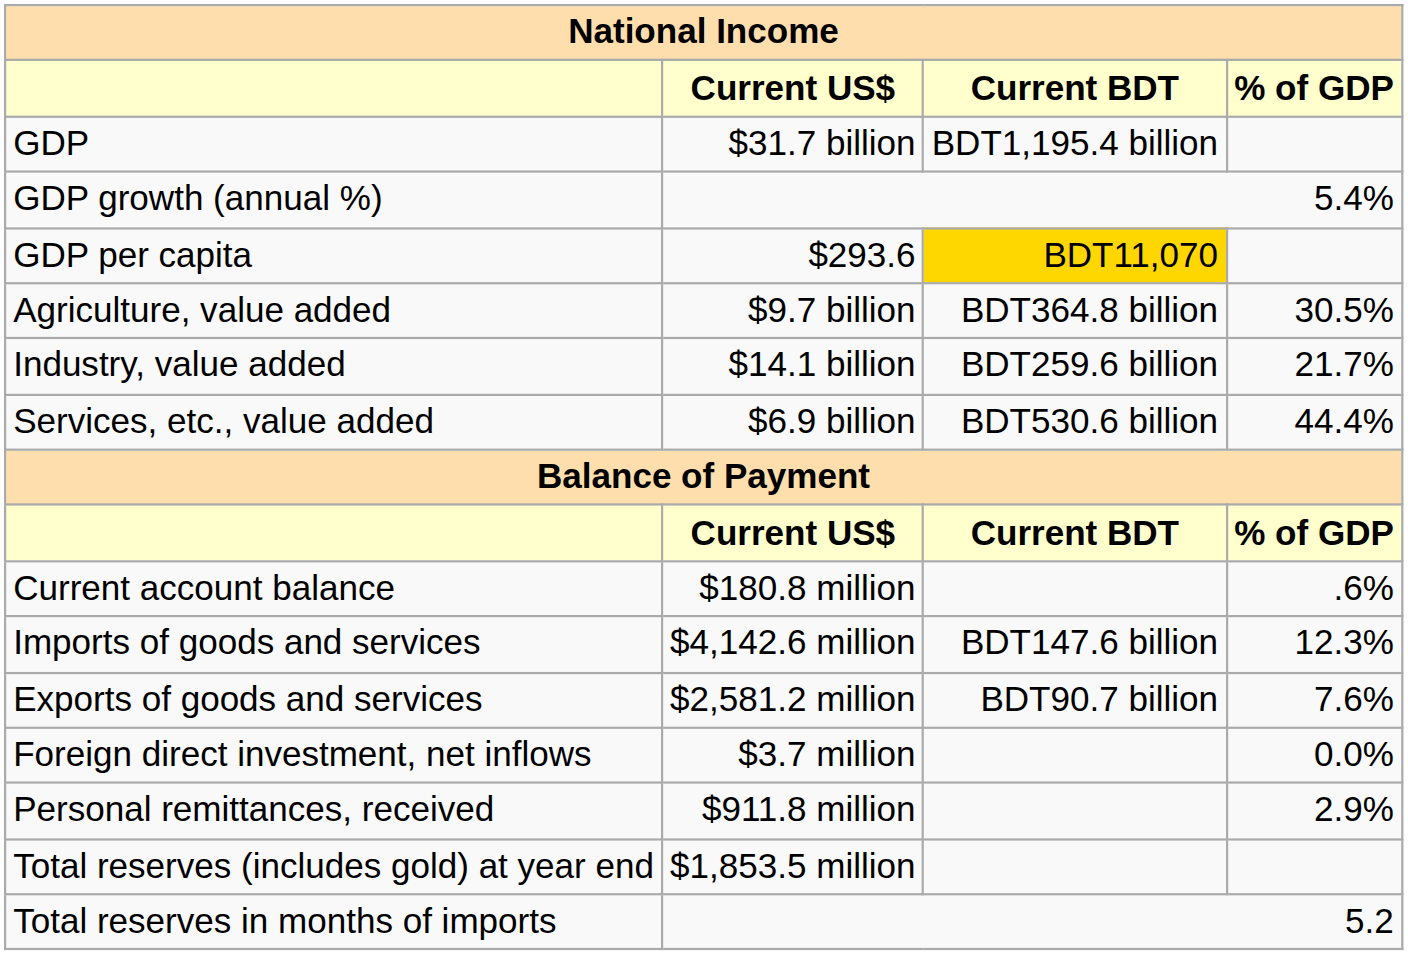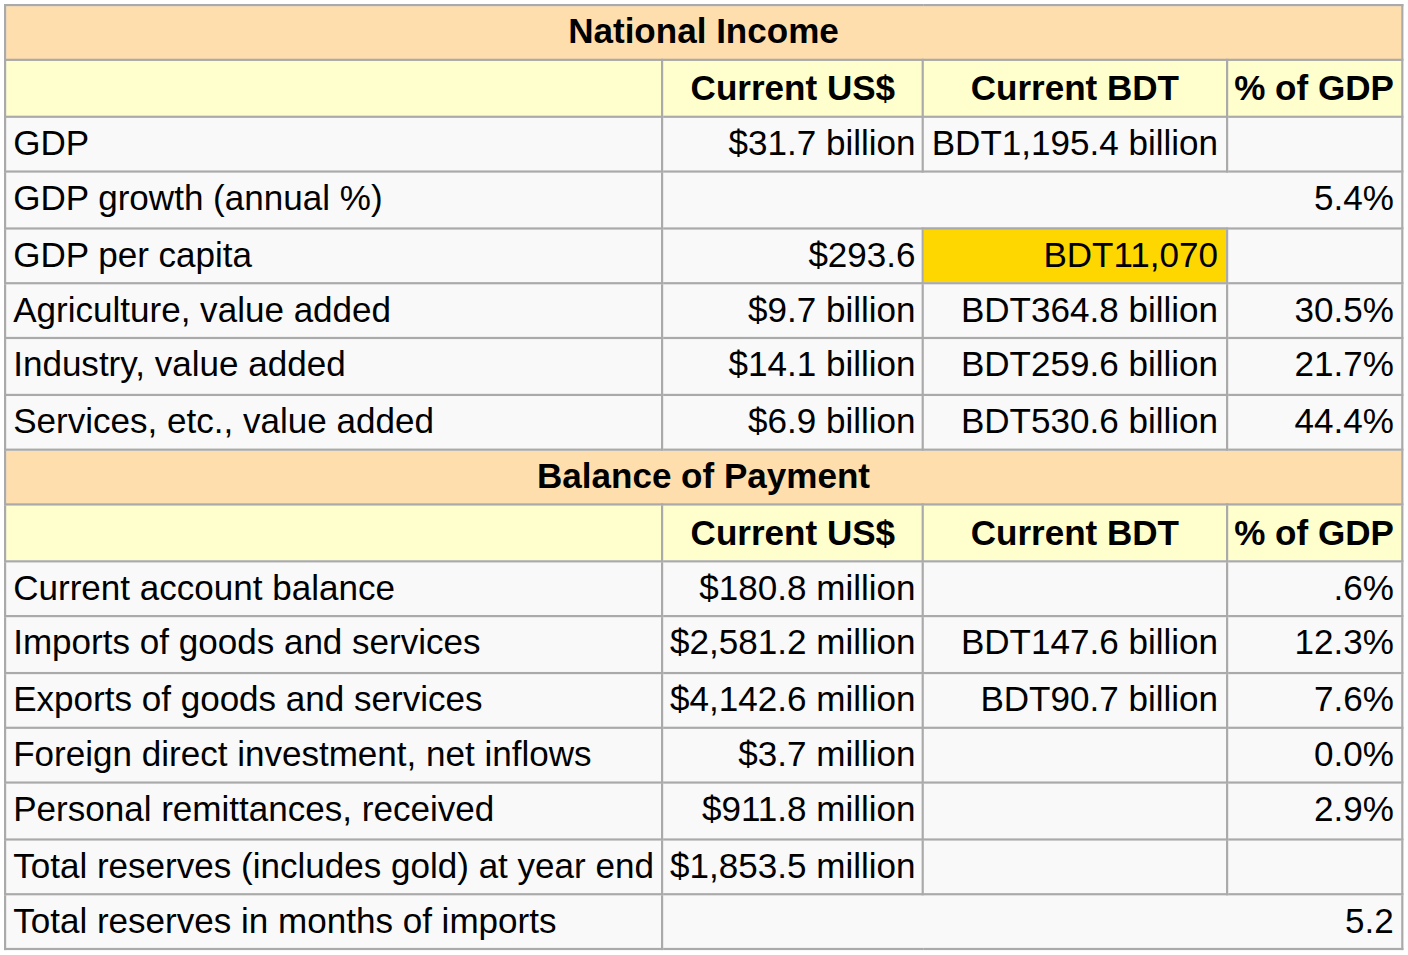(793, 643) $4,142.6 million -> (793, 643) $2,581.2 million
(793, 699) $2,581.2 million -> (793, 699) $4,142.6 million
